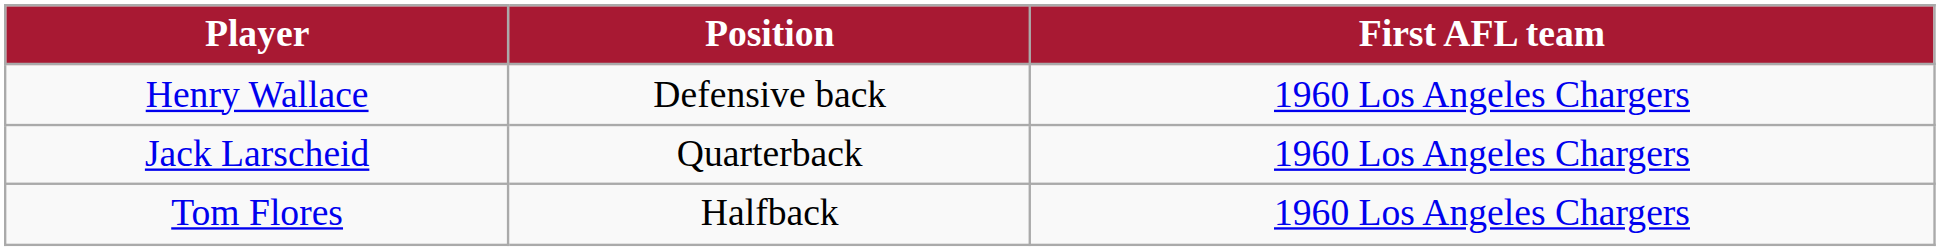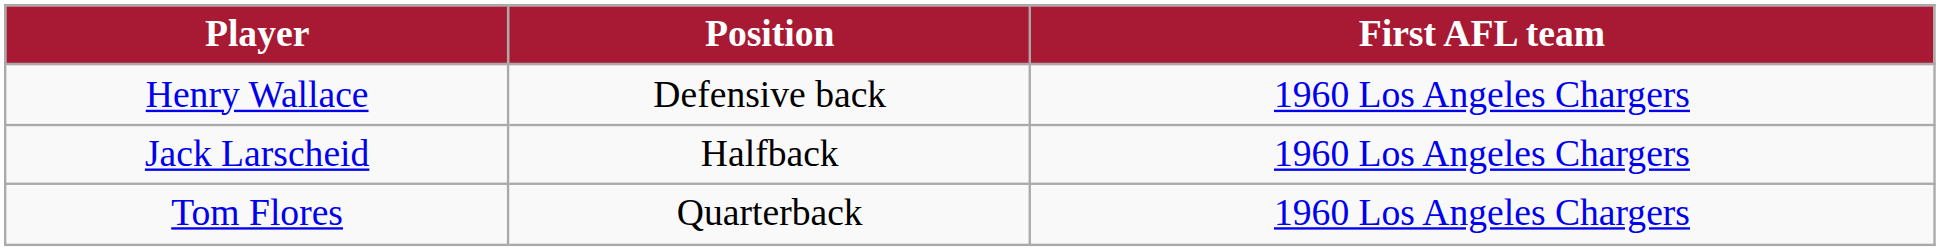(770, 153) Quarterback -> (770, 153) Halfback
(770, 213) Halfback -> (770, 213) Quarterback
